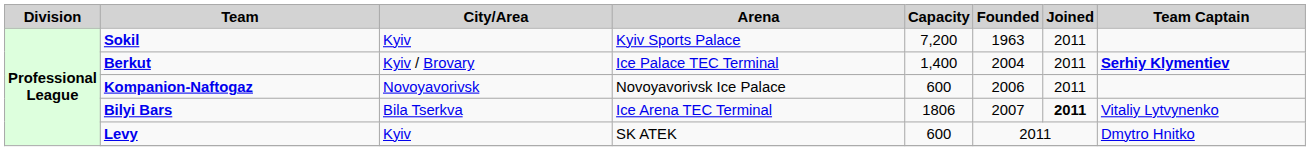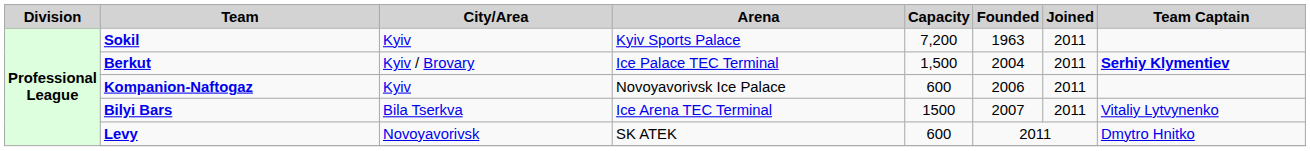(939, 63) 1,400 -> (939, 63) 1,500
(431, 87) Novoyavorivsk -> (397, 87) Kyiv
(939, 110) 1806 -> (939, 110) 1500
(1070, 110) bold -> (1070, 110) normal
(397, 134) Kyiv -> (431, 134) Novoyavorivsk
